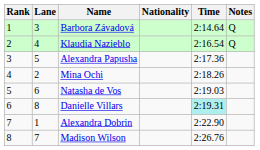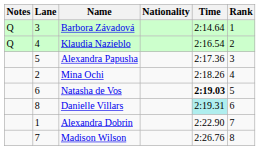columns swapped: (18, 12) <-> (240, 12)
(209, 91) normal -> (210, 91) bold
